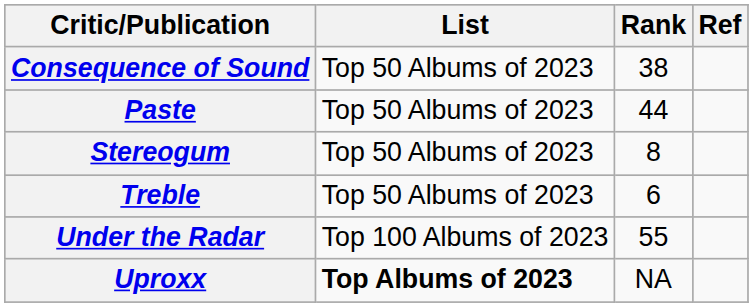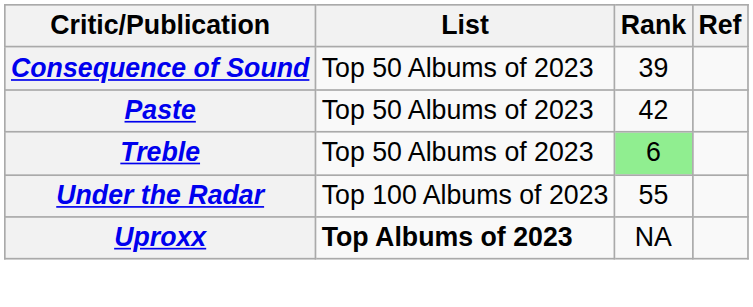(653, 68) 38 -> (653, 68) 39
(653, 110) 44 -> (653, 110) 42
- row: (160, 152)
(653, 195) no background -> (653, 152) lightgreen background
